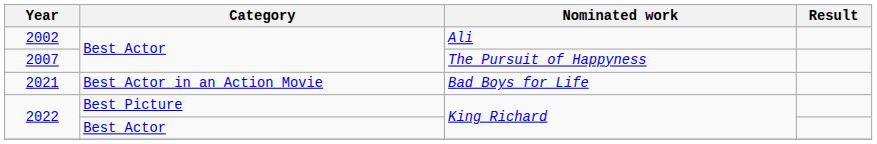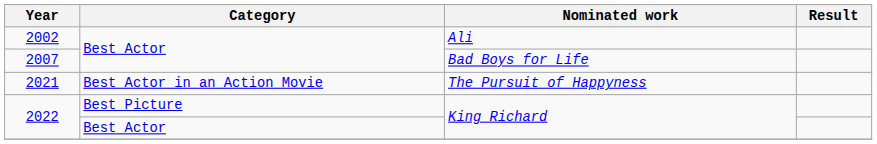(547, 61) The Pursuit of Happyness -> (518, 61) Bad Boys for Life
(518, 83) Bad Boys for Life -> (547, 83) The Pursuit of Happyness
